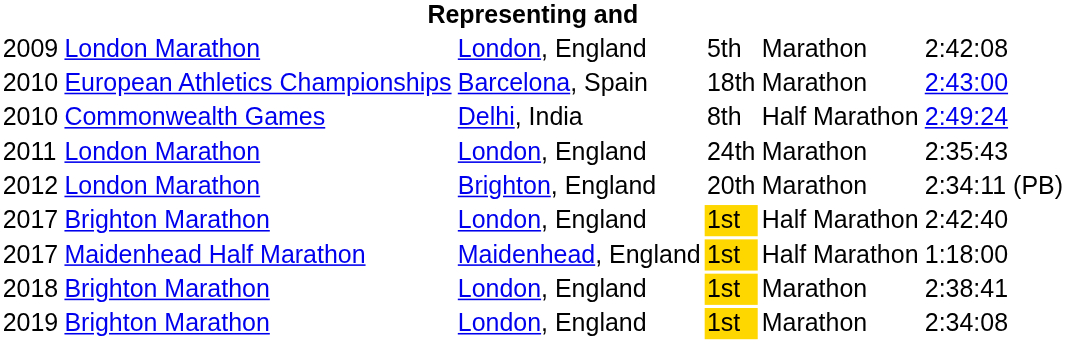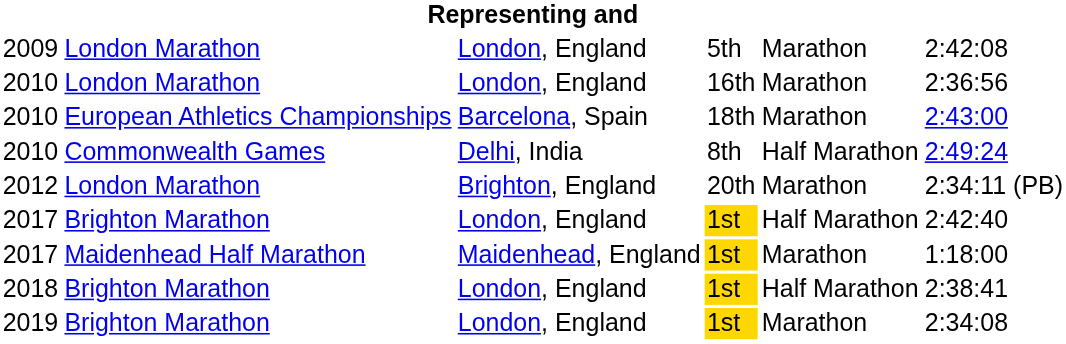+ row: (30, 83)
- row: (30, 151)
(840, 254) Half Marathon -> (814, 254) Marathon
(814, 288) Marathon -> (840, 288) Half Marathon
